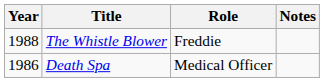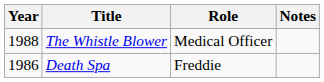(198, 41) Freddie -> (223, 41) Medical Officer
(223, 65) Medical Officer -> (198, 65) Freddie
